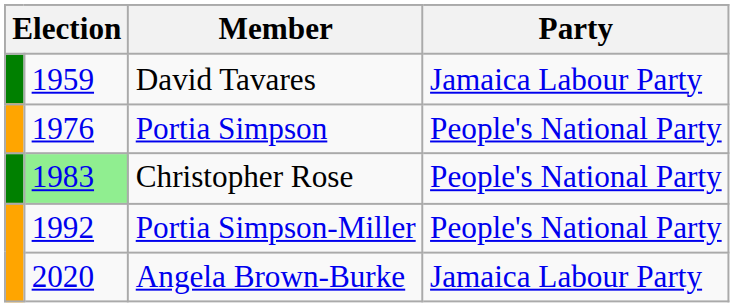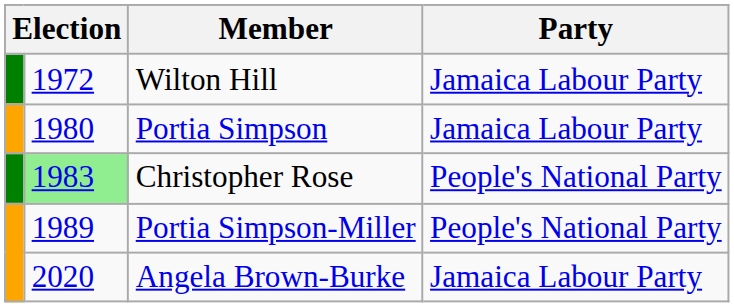- row: (226, 78)
+ row: (207, 78)
(63, 128) 1976 -> (63, 128) 1980
(576, 128) People's National Party -> (566, 128) Jamaica Labour Party
(63, 227) 1992 -> (63, 227) 1989
